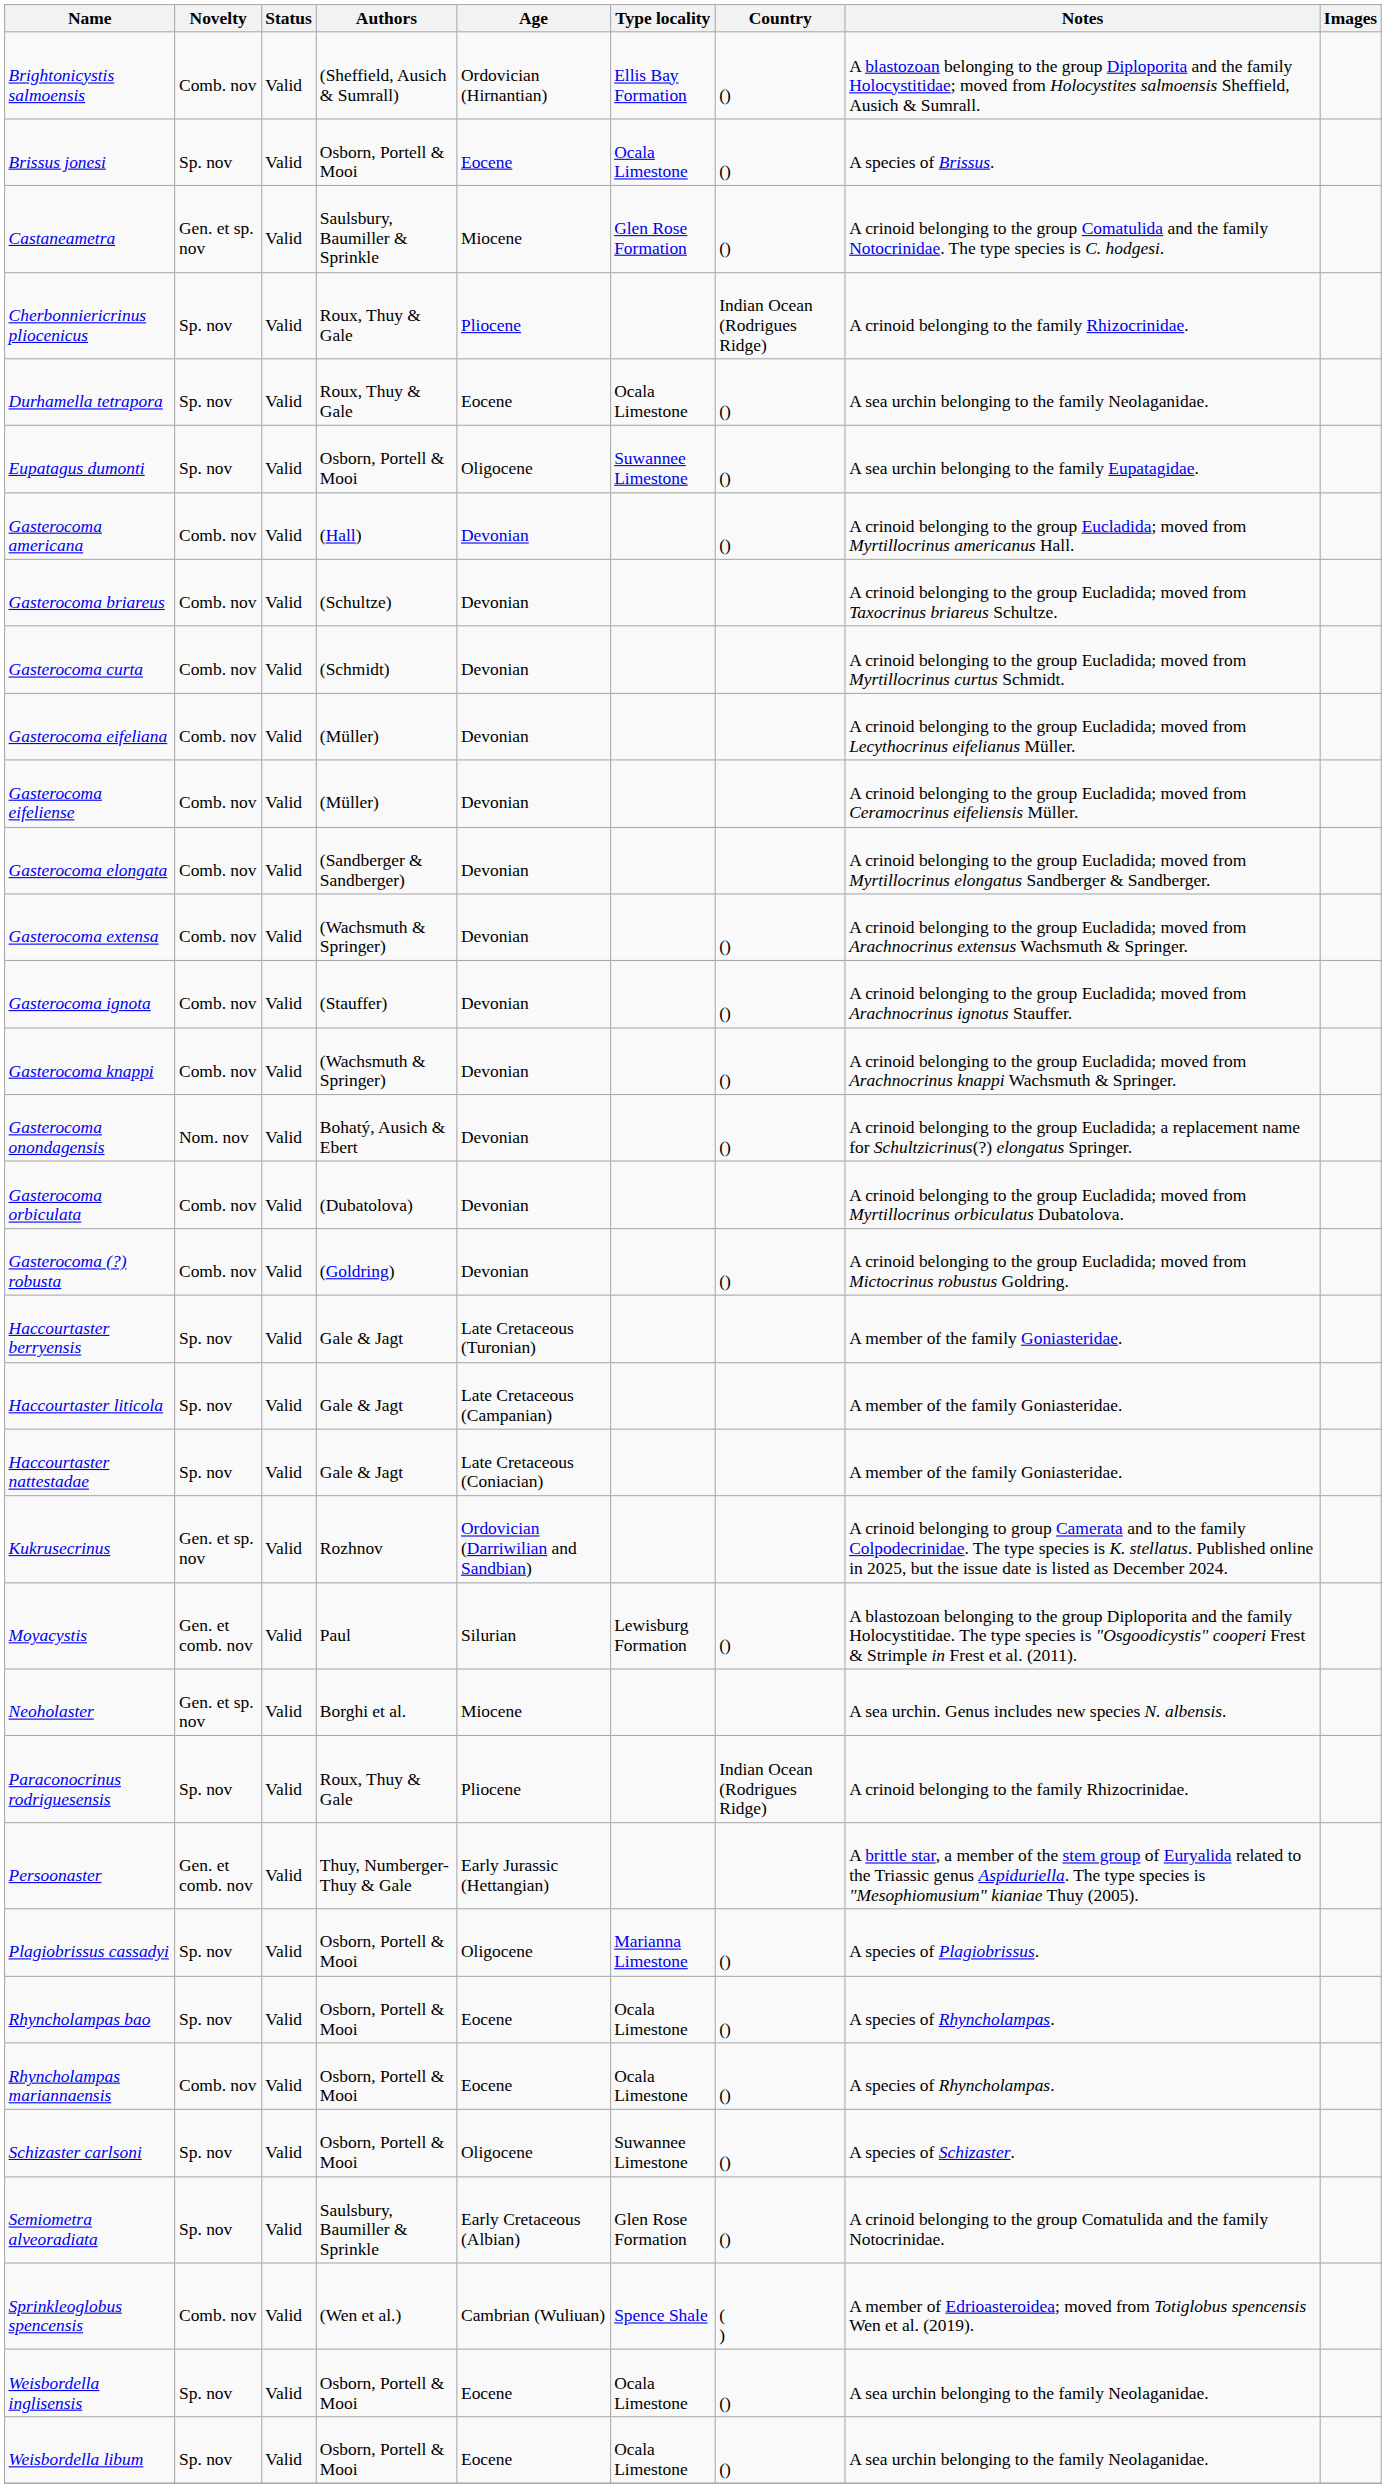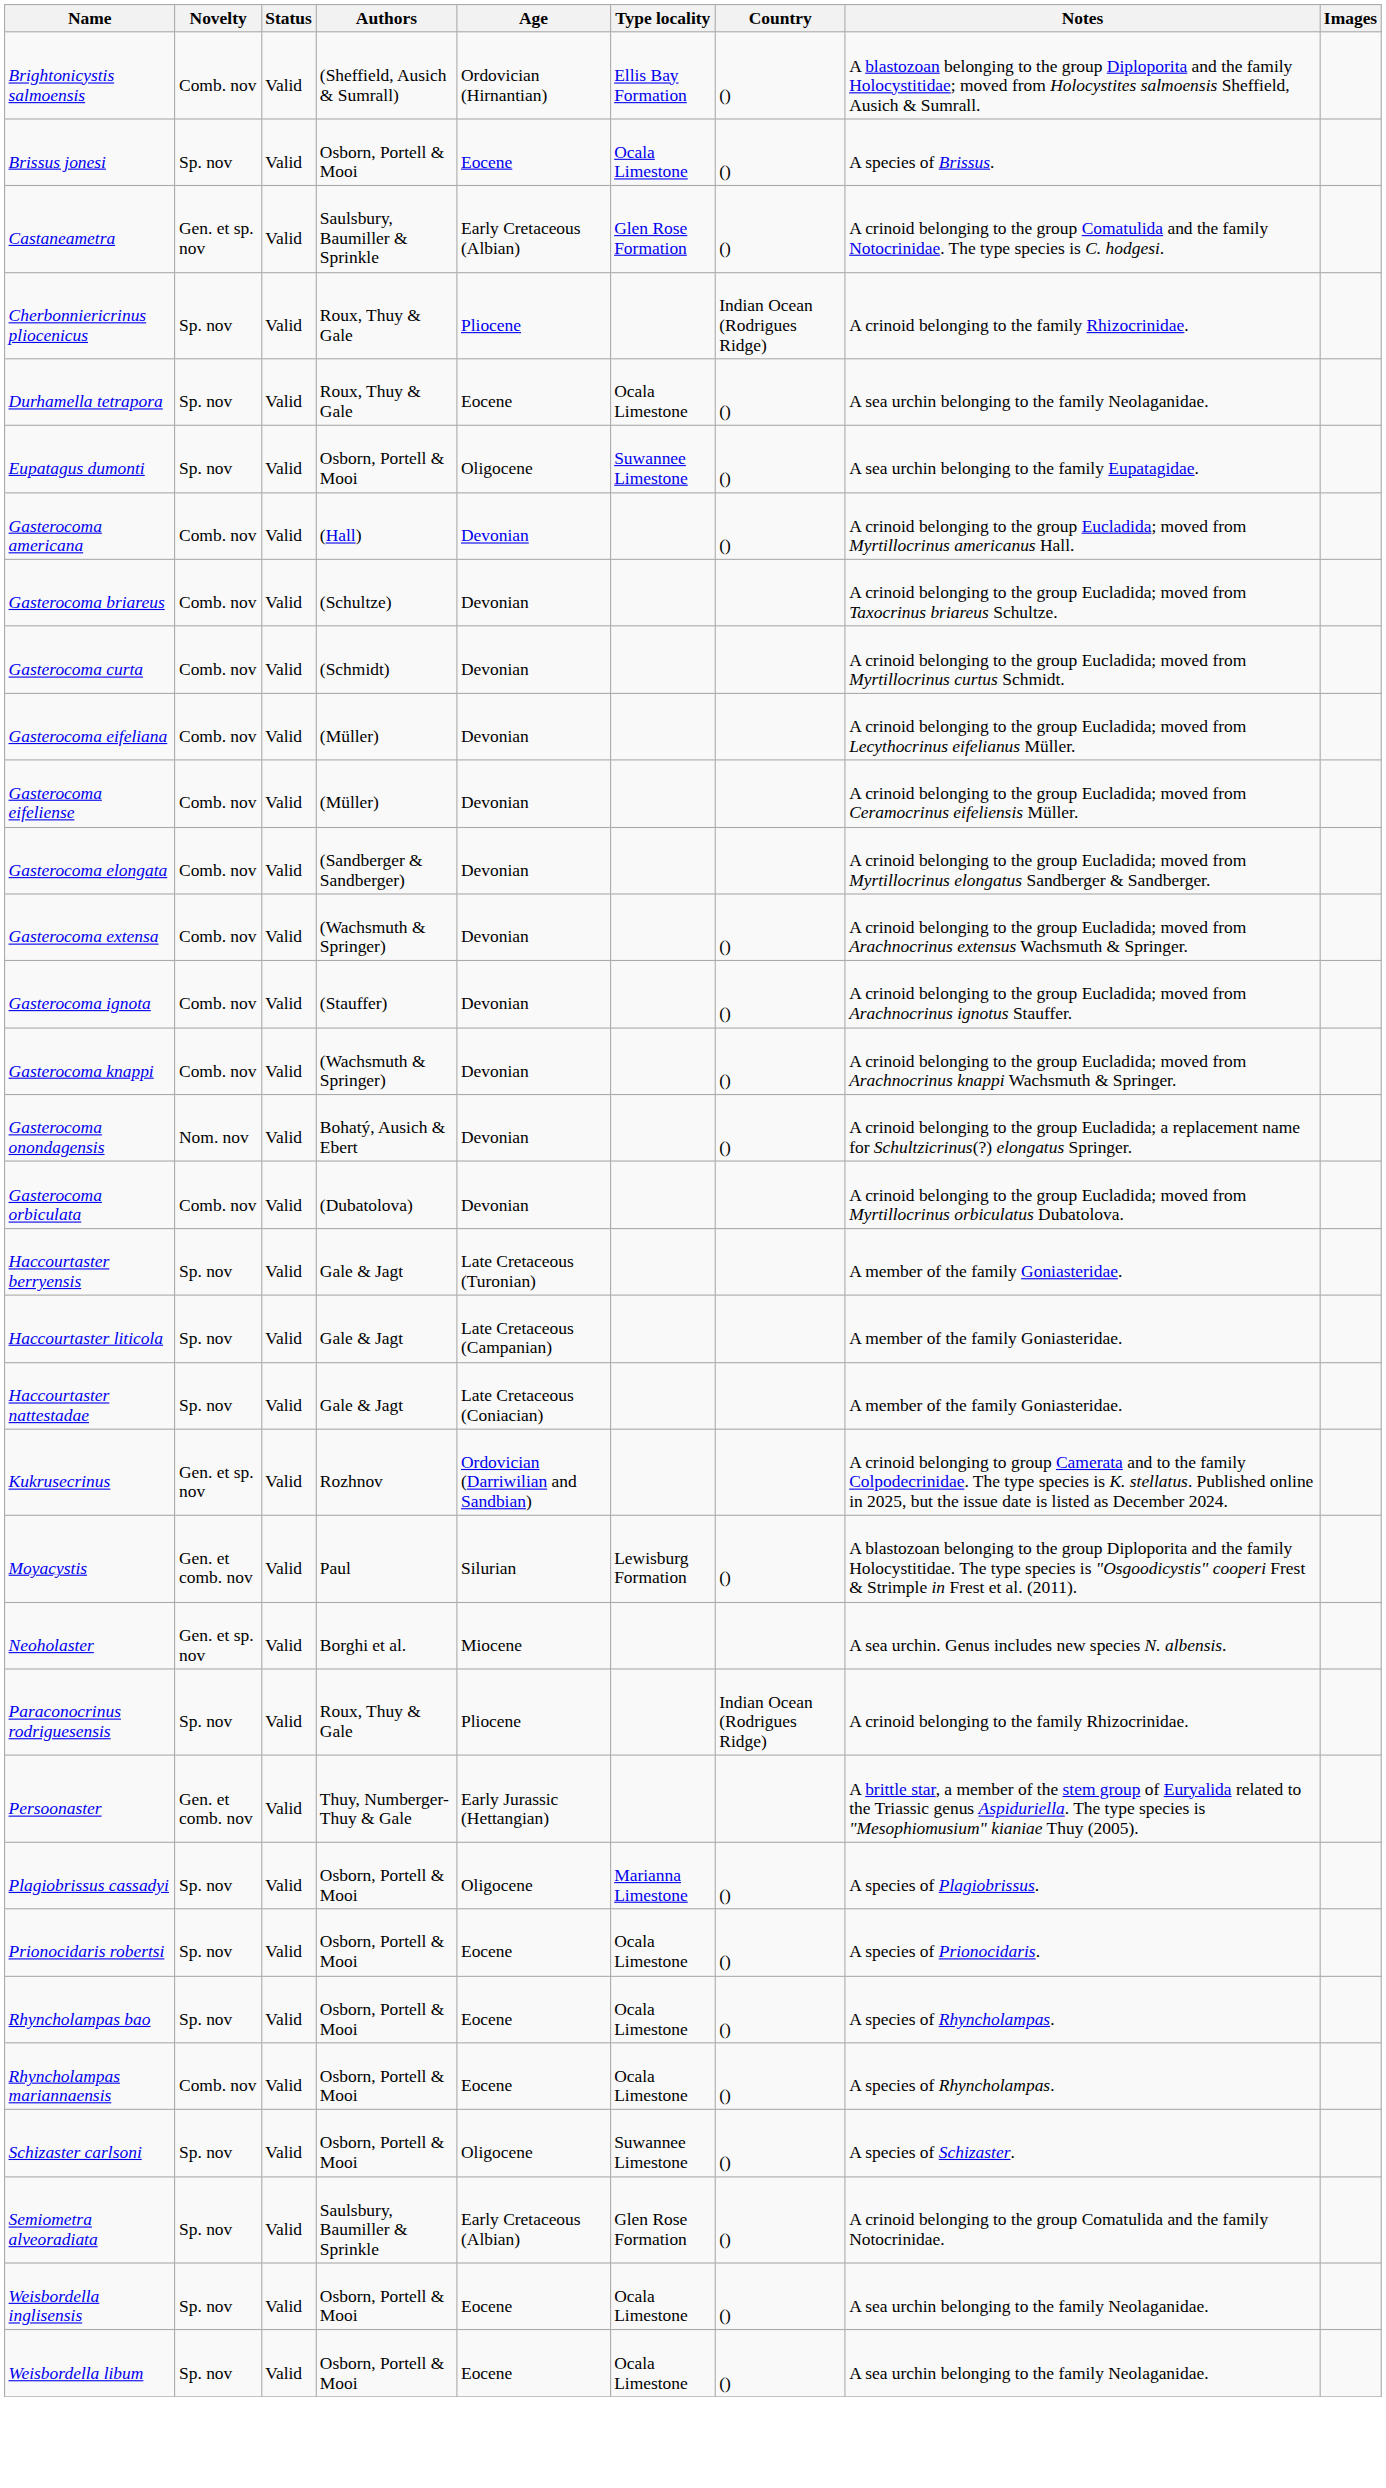(492, 238) Miocene -> (521, 238) Early Cretaceous (Albian)
- row: (68, 1271)
+ row: (86, 1952)
- row: (65, 2316)
